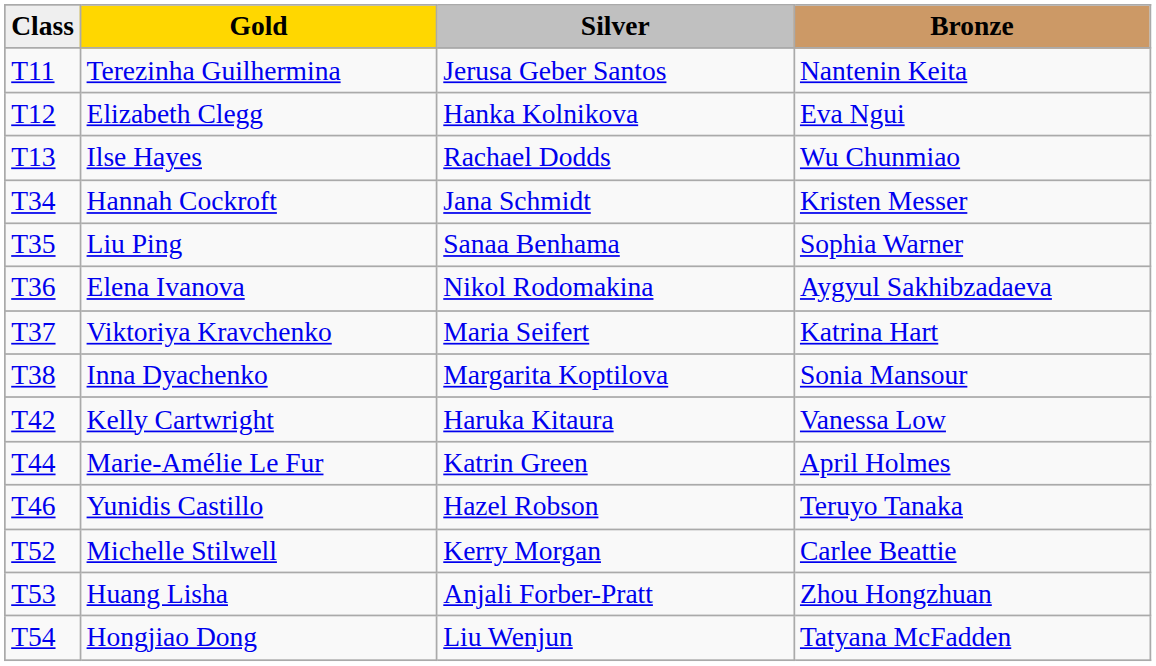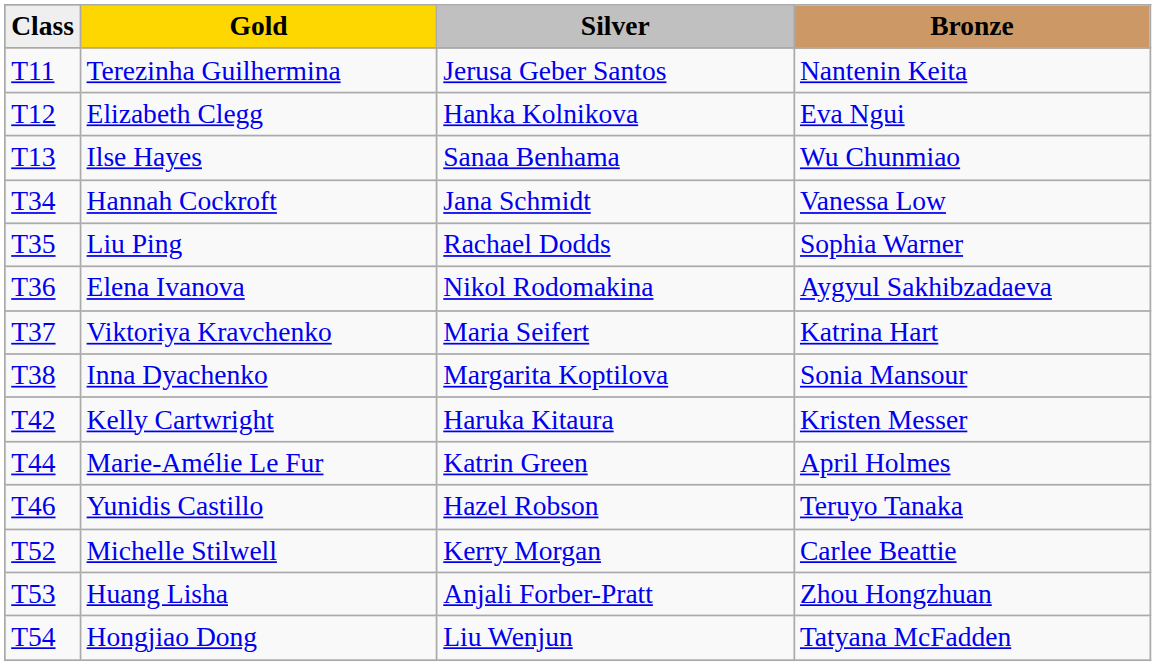(527, 157) Rachael Dodds -> (532, 157) Sanaa Benhama
(884, 200) Kristen Messer -> (873, 200) Vanessa Low
(532, 244) Sanaa Benhama -> (527, 244) Rachael Dodds
(873, 419) Vanessa Low -> (884, 419) Kristen Messer
